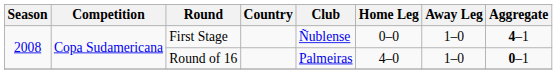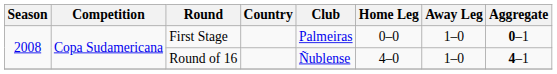(325, 36) Ñublense -> (326, 36) Palmeiras
(519, 36) 4–1 -> (519, 36) 0–1
(326, 58) Palmeiras -> (325, 58) Ñublense
(519, 58) 0–1 -> (519, 58) 4–1
